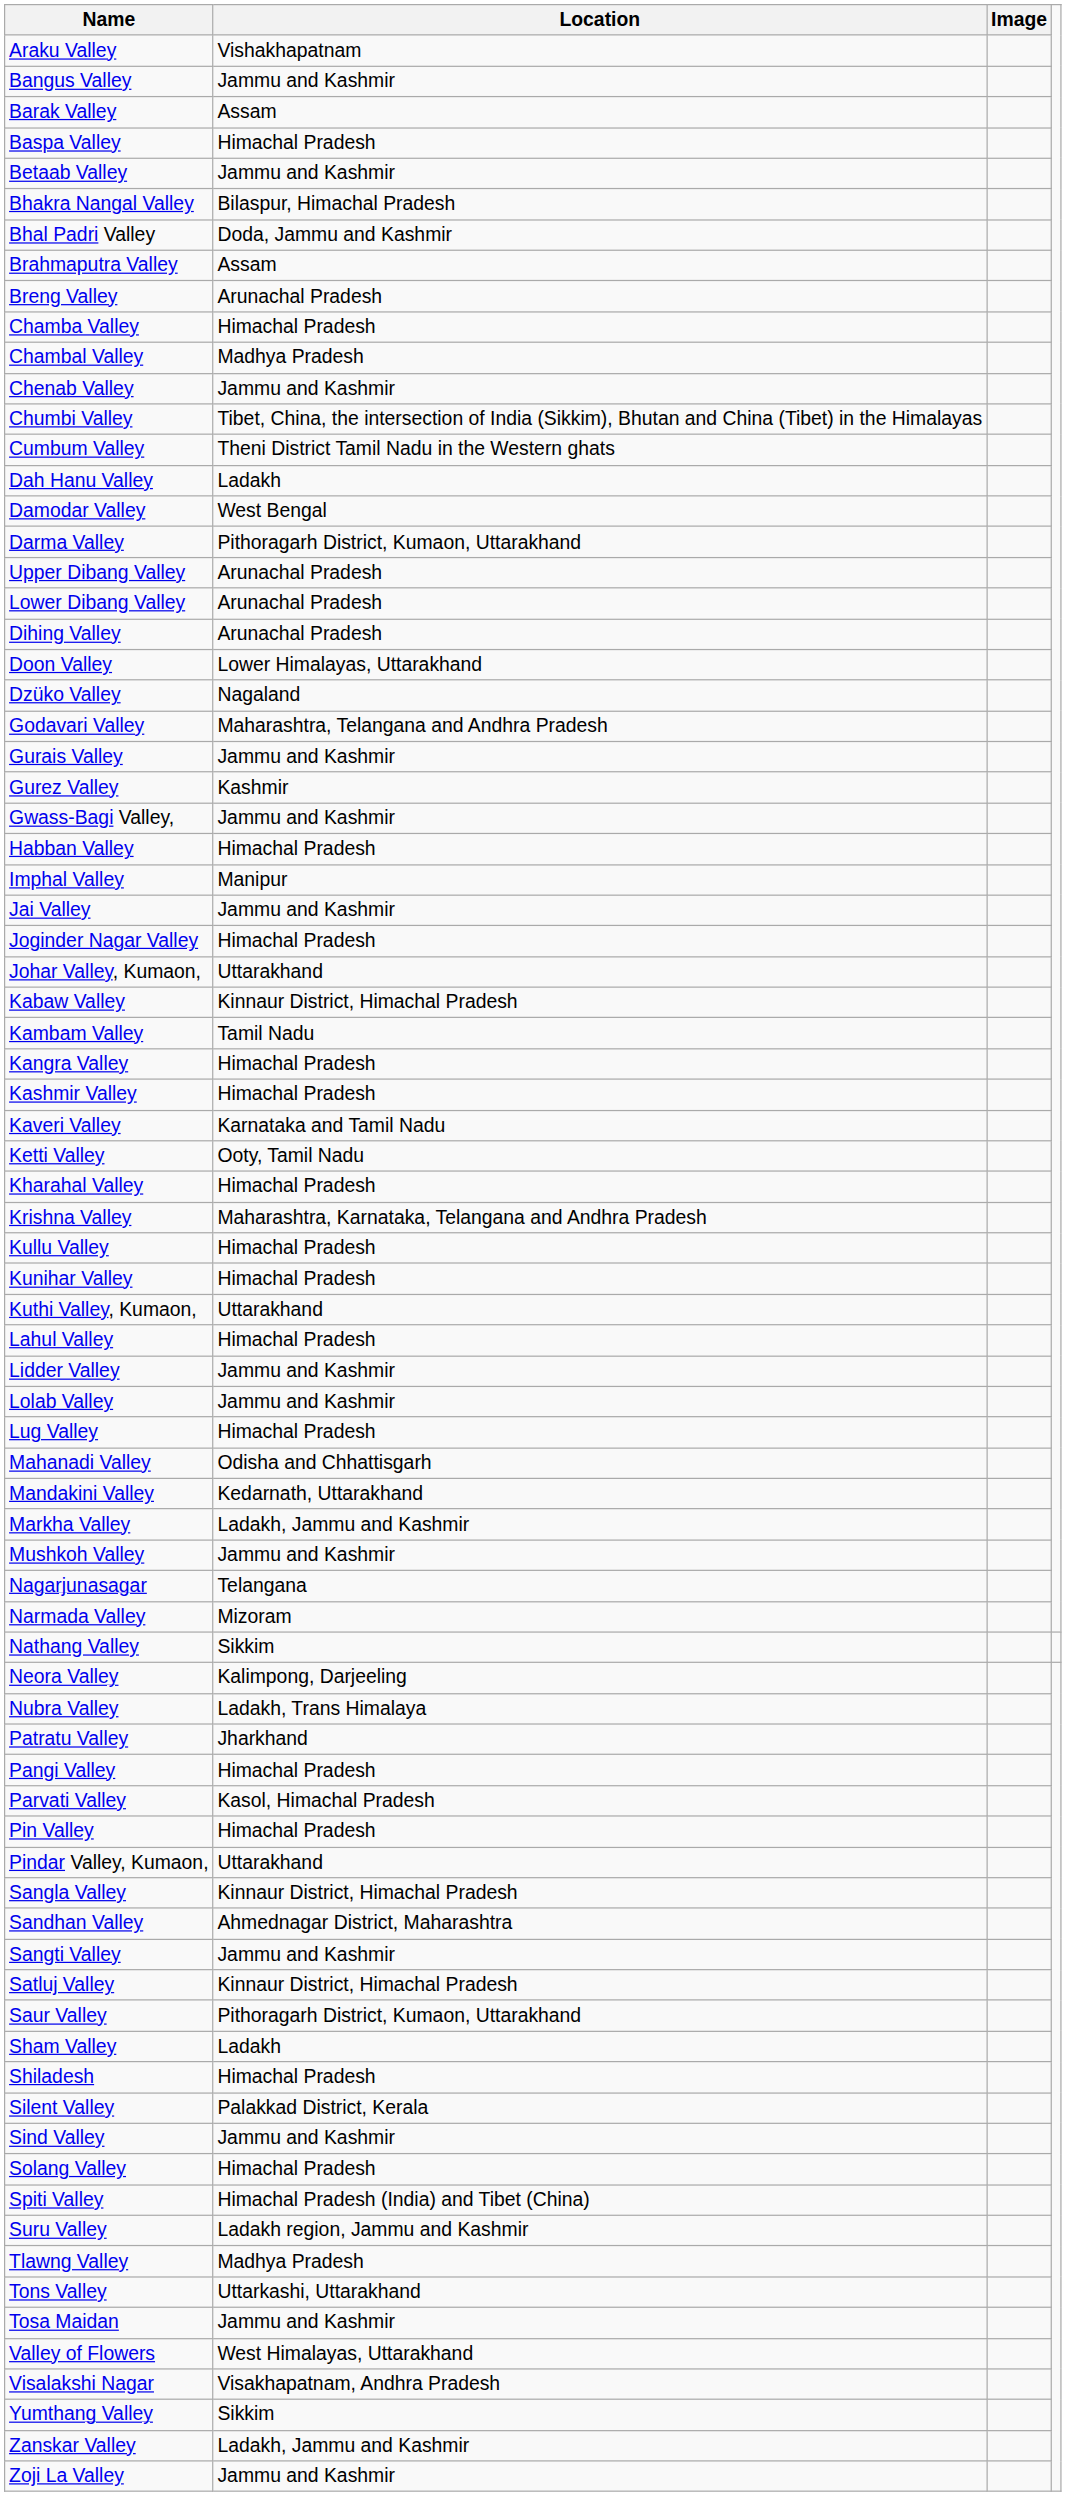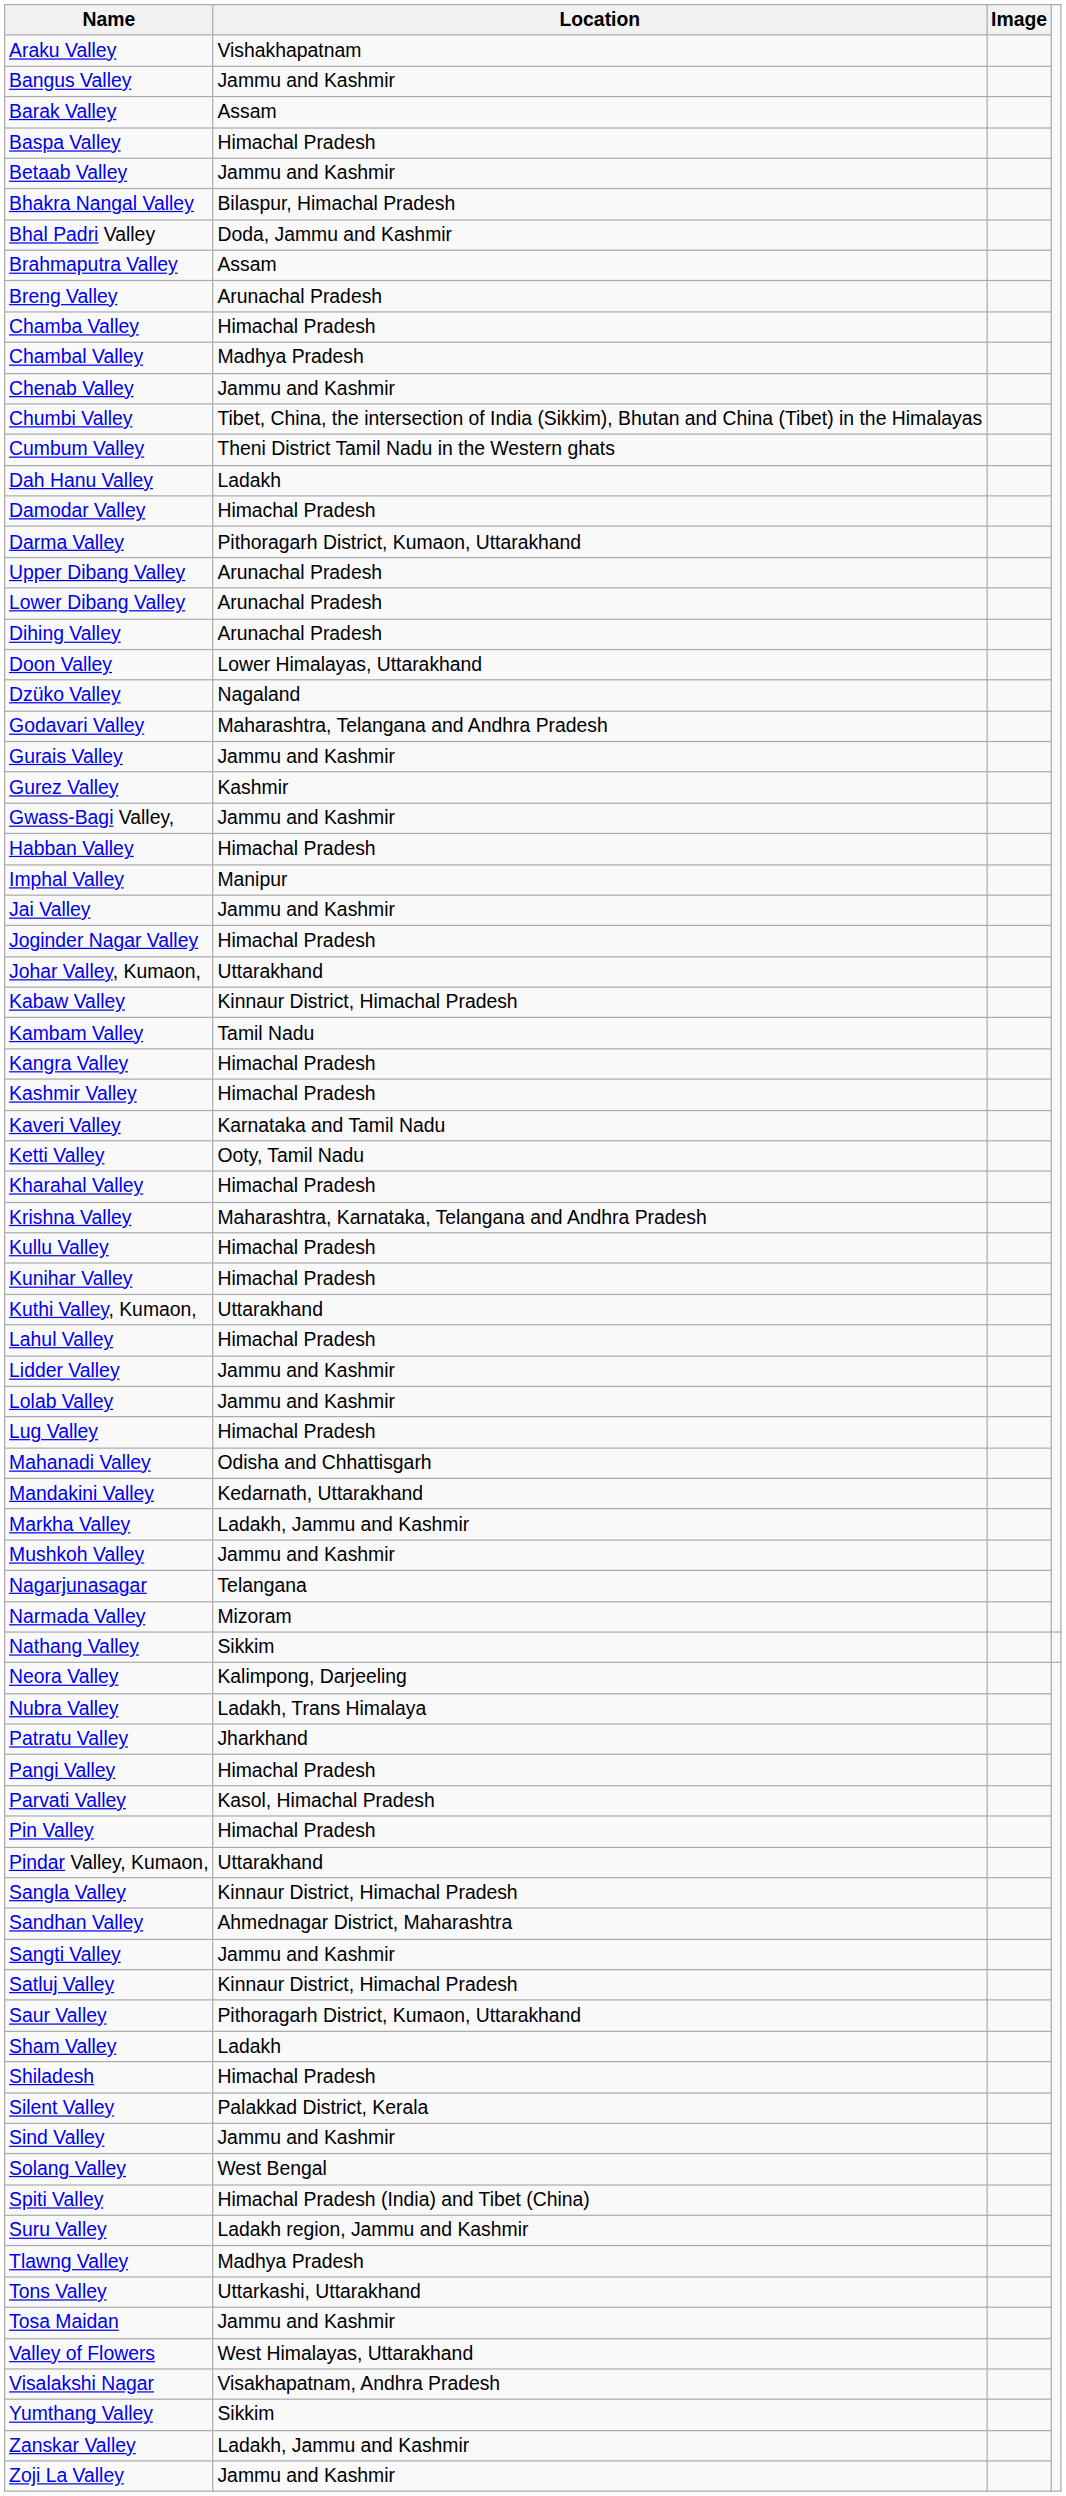(272, 511) West Bengal -> (297, 511) Himachal Pradesh
(297, 2169) Himachal Pradesh -> (272, 2169) West Bengal
